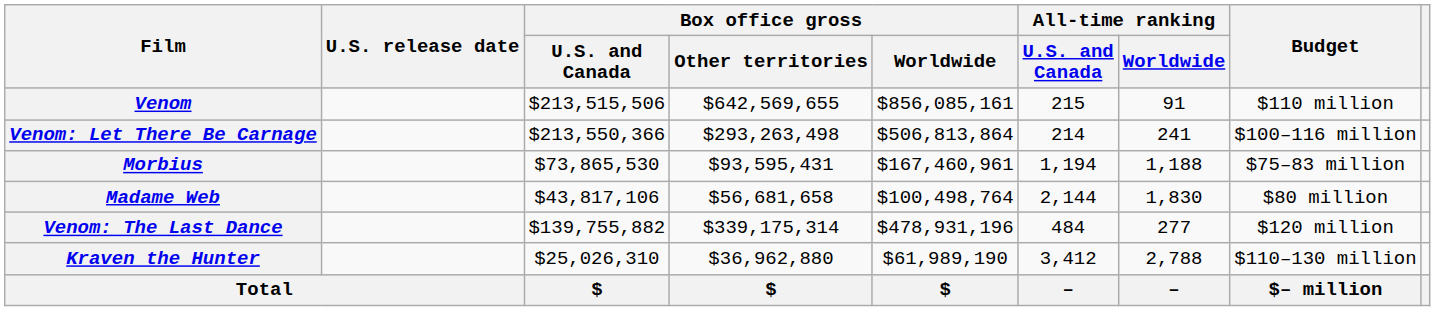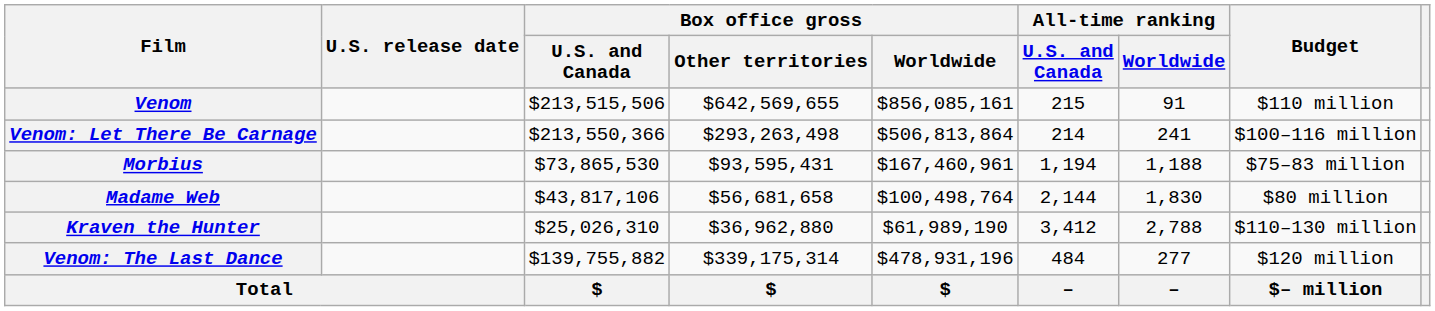rows swapped: (163, 228) <-> (163, 259)
